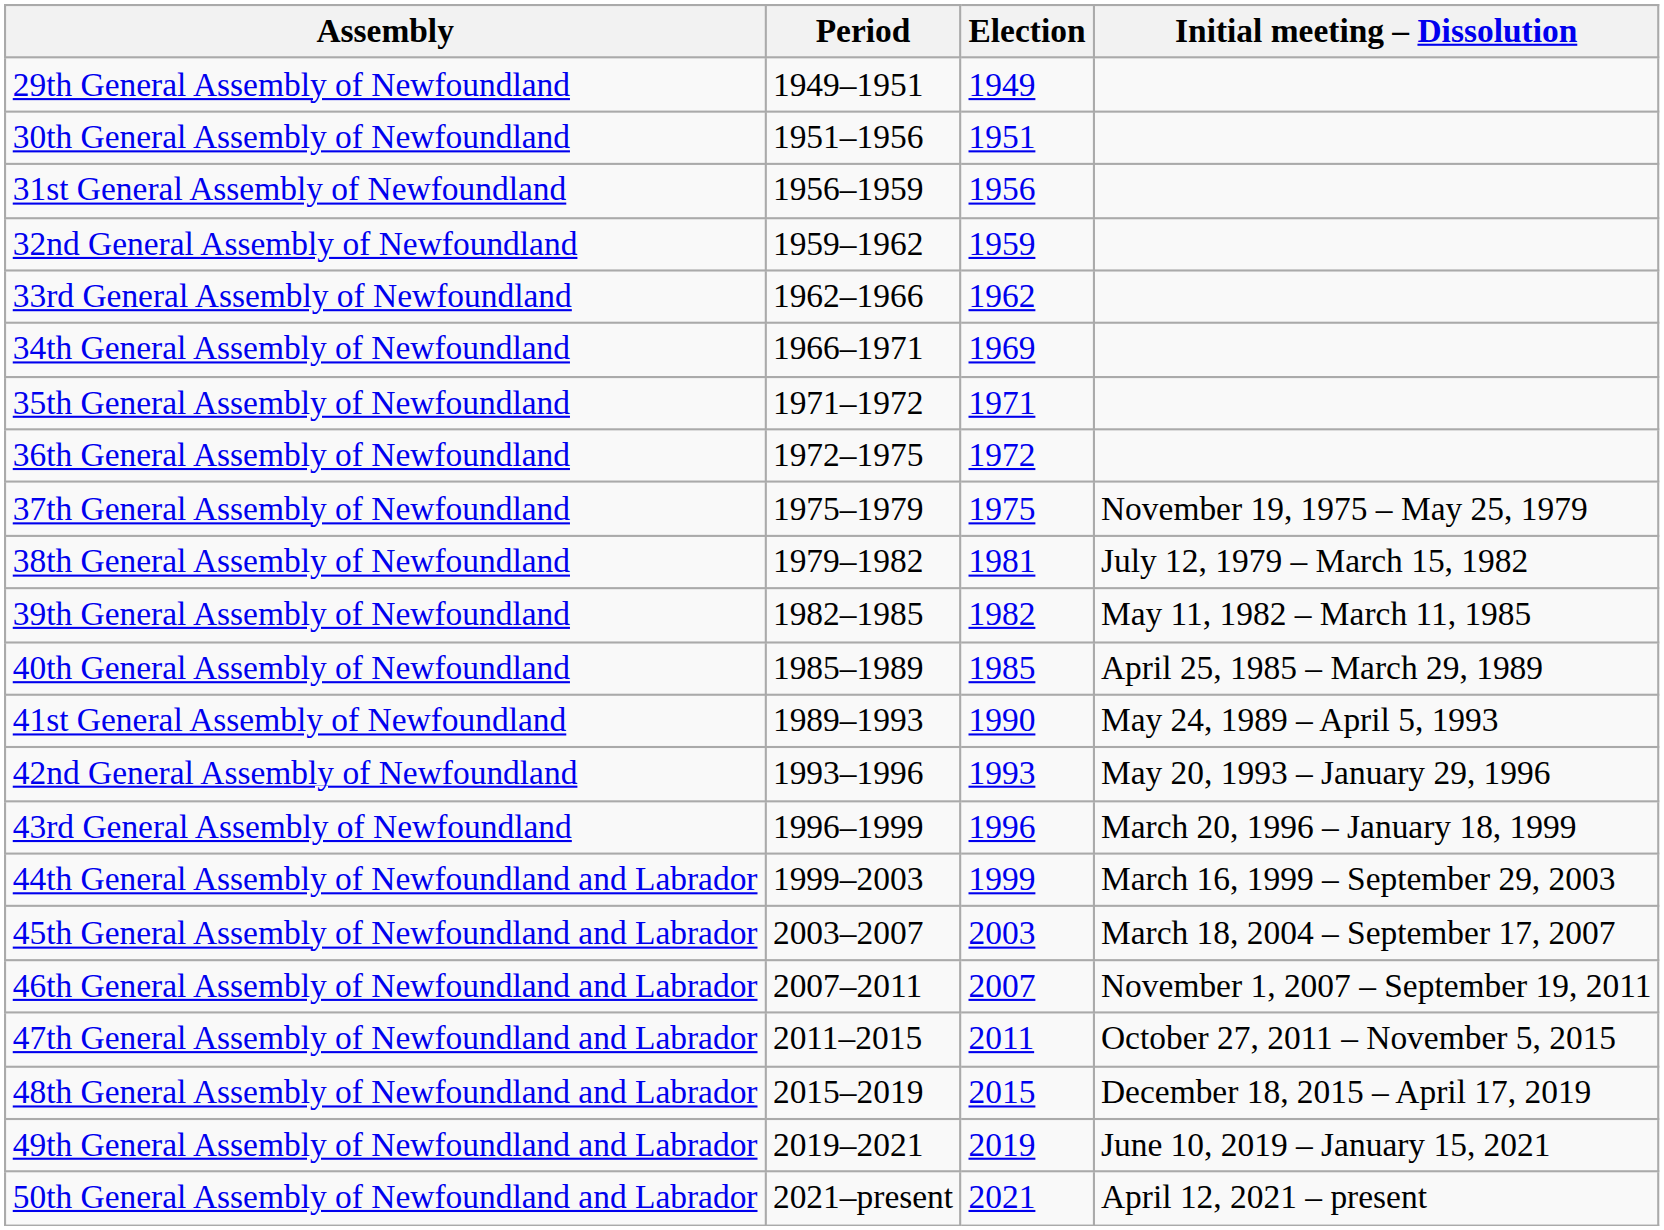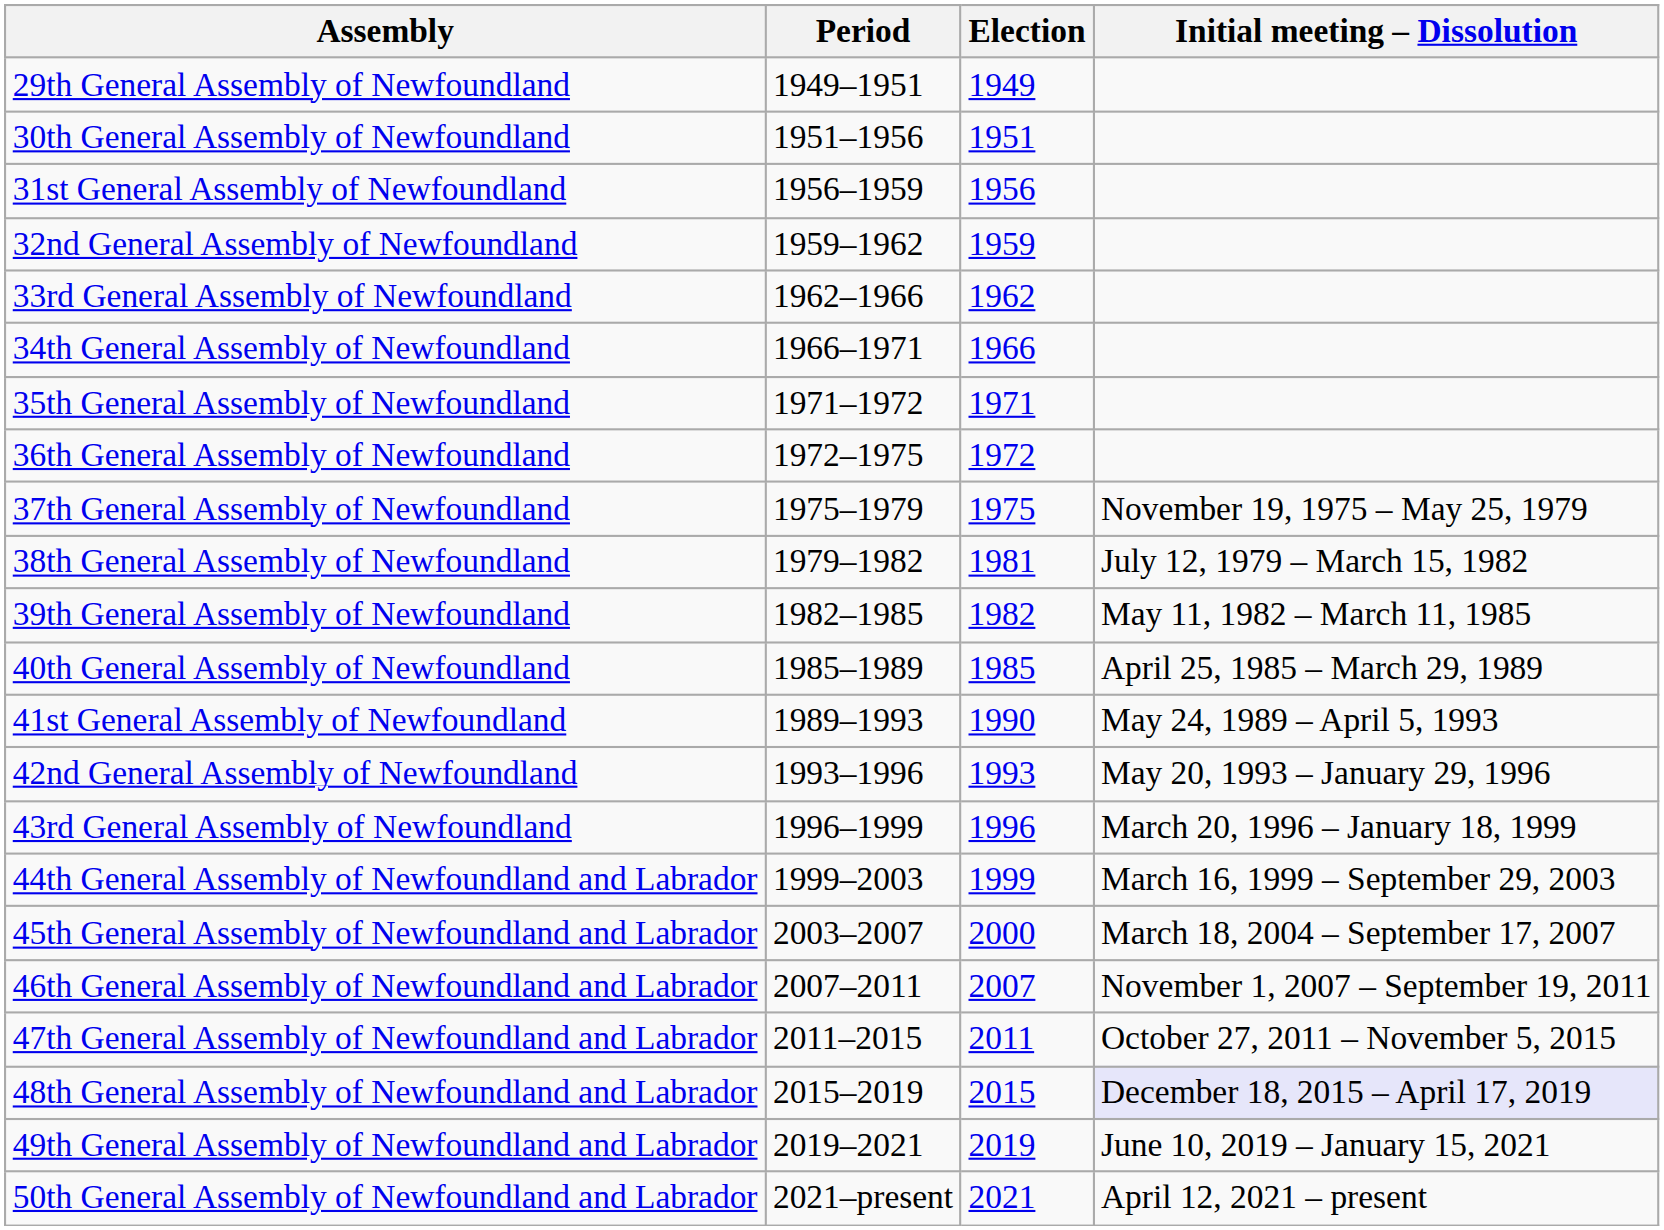(1002, 349) 1969 -> (1002, 349) 1966
(1002, 932) 2003 -> (1002, 932) 2000
(1346, 1091) no background -> (1346, 1091) lavender background
